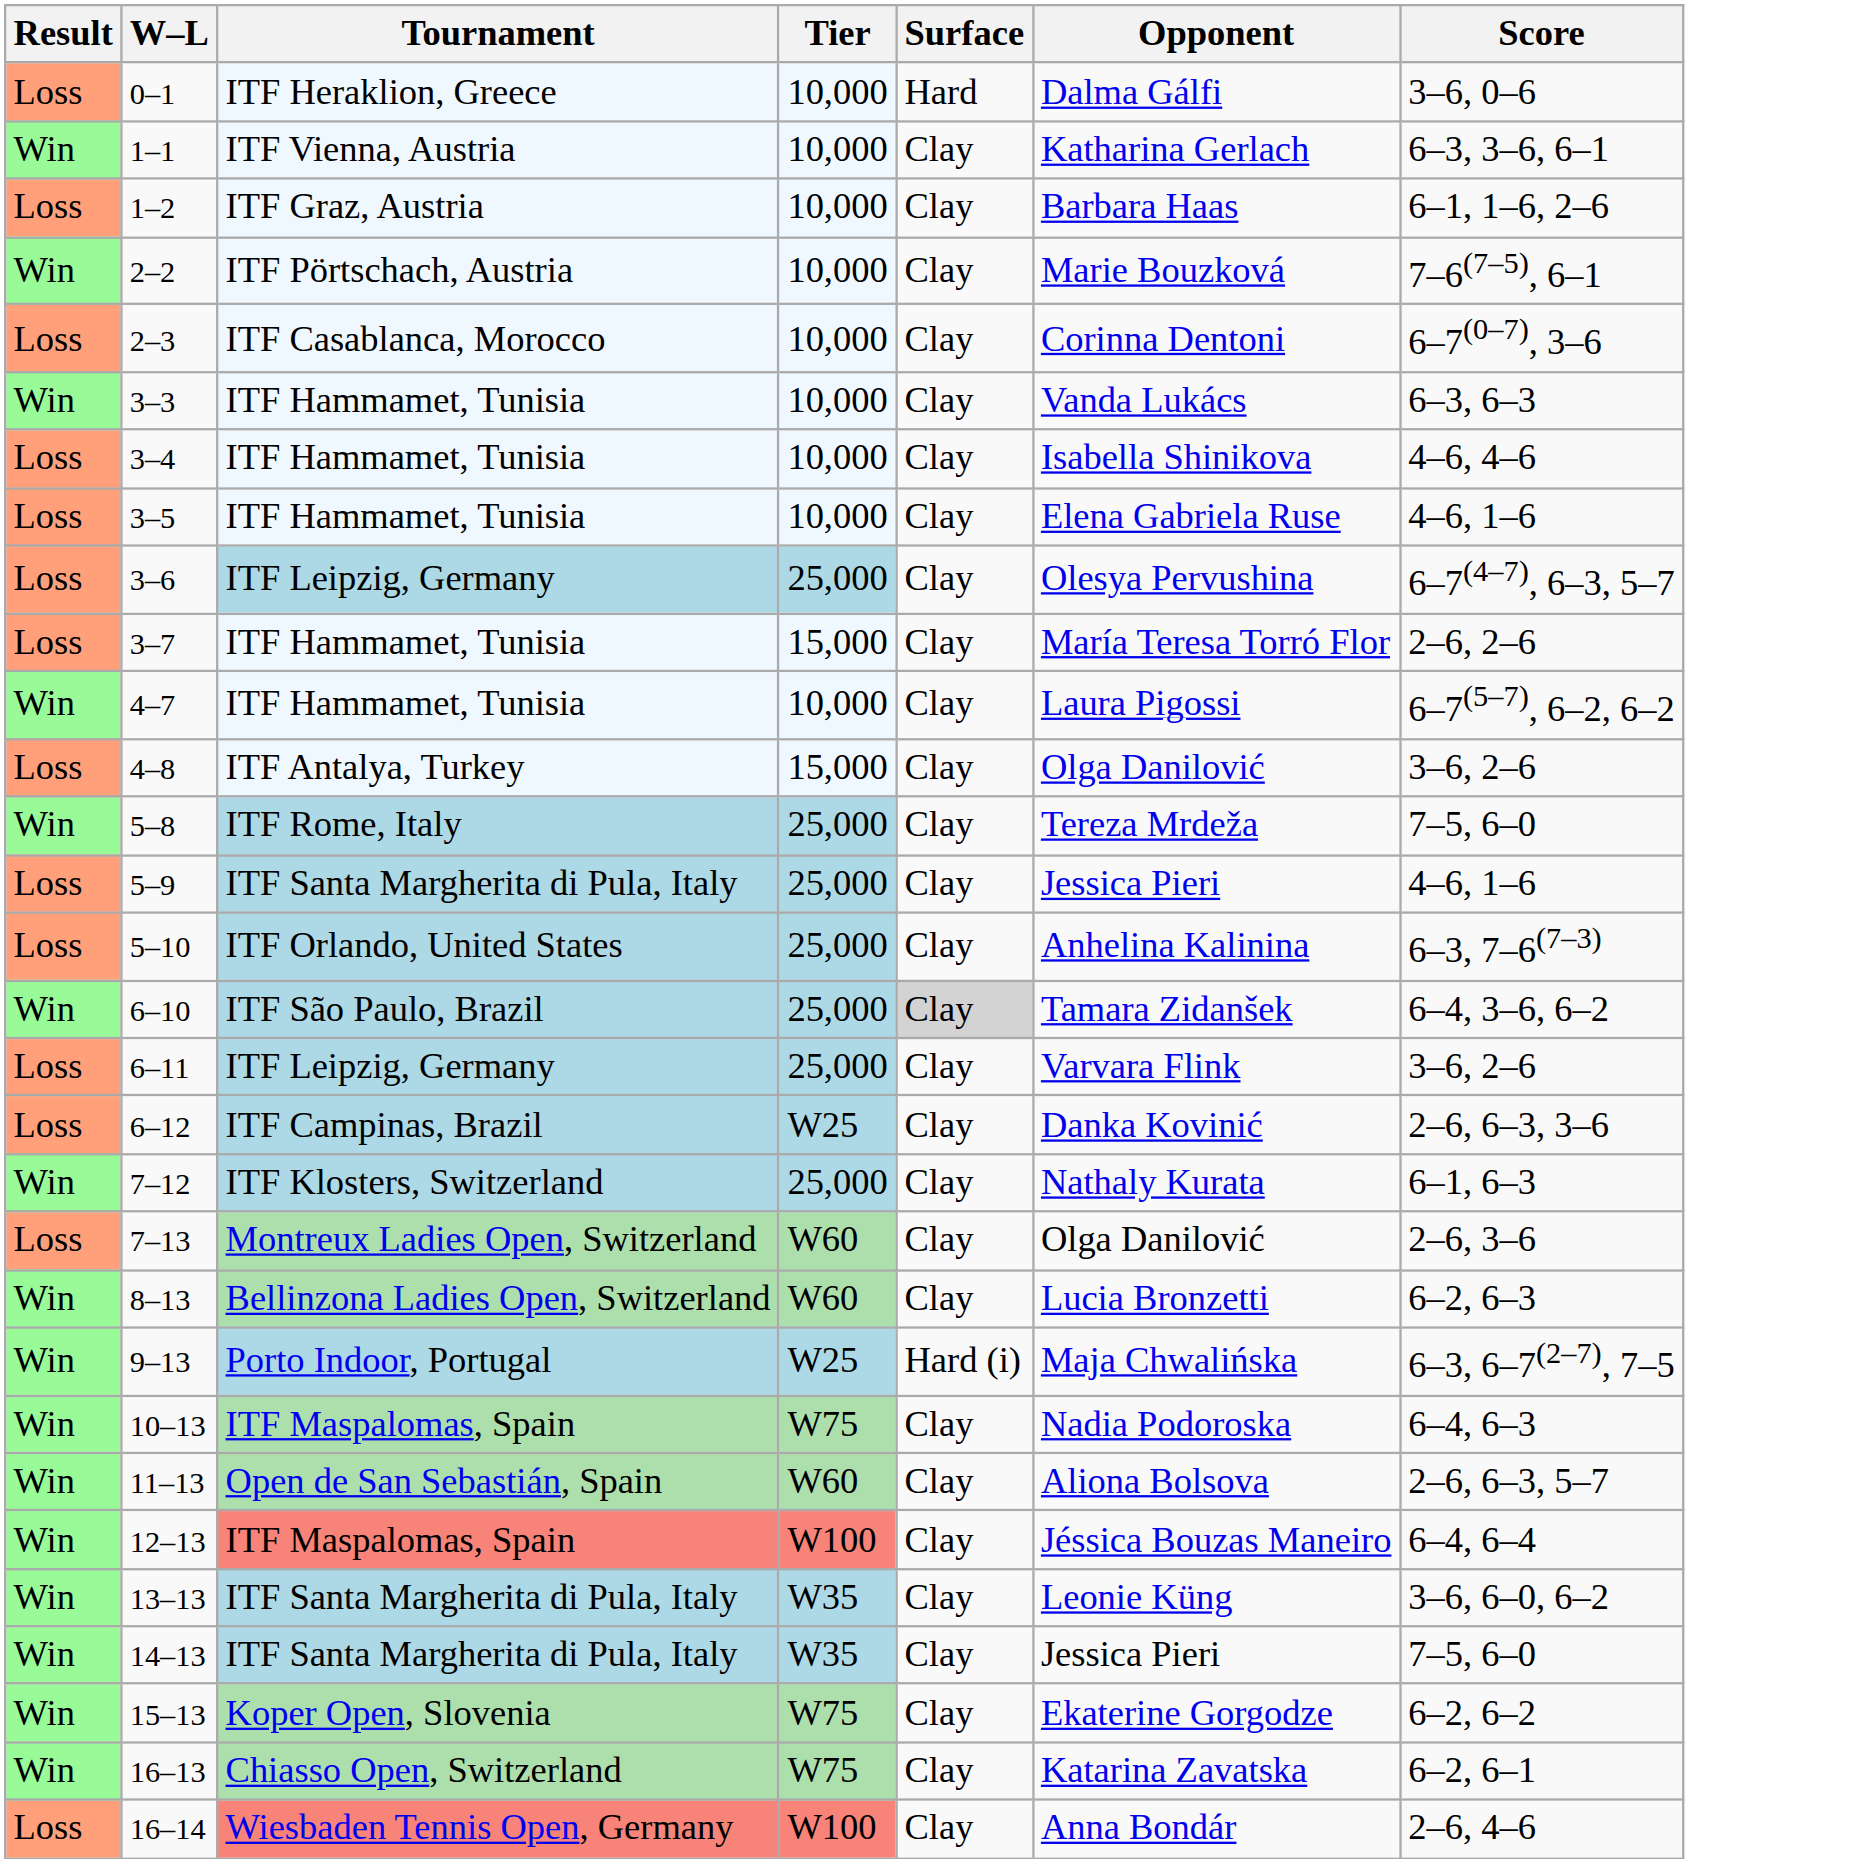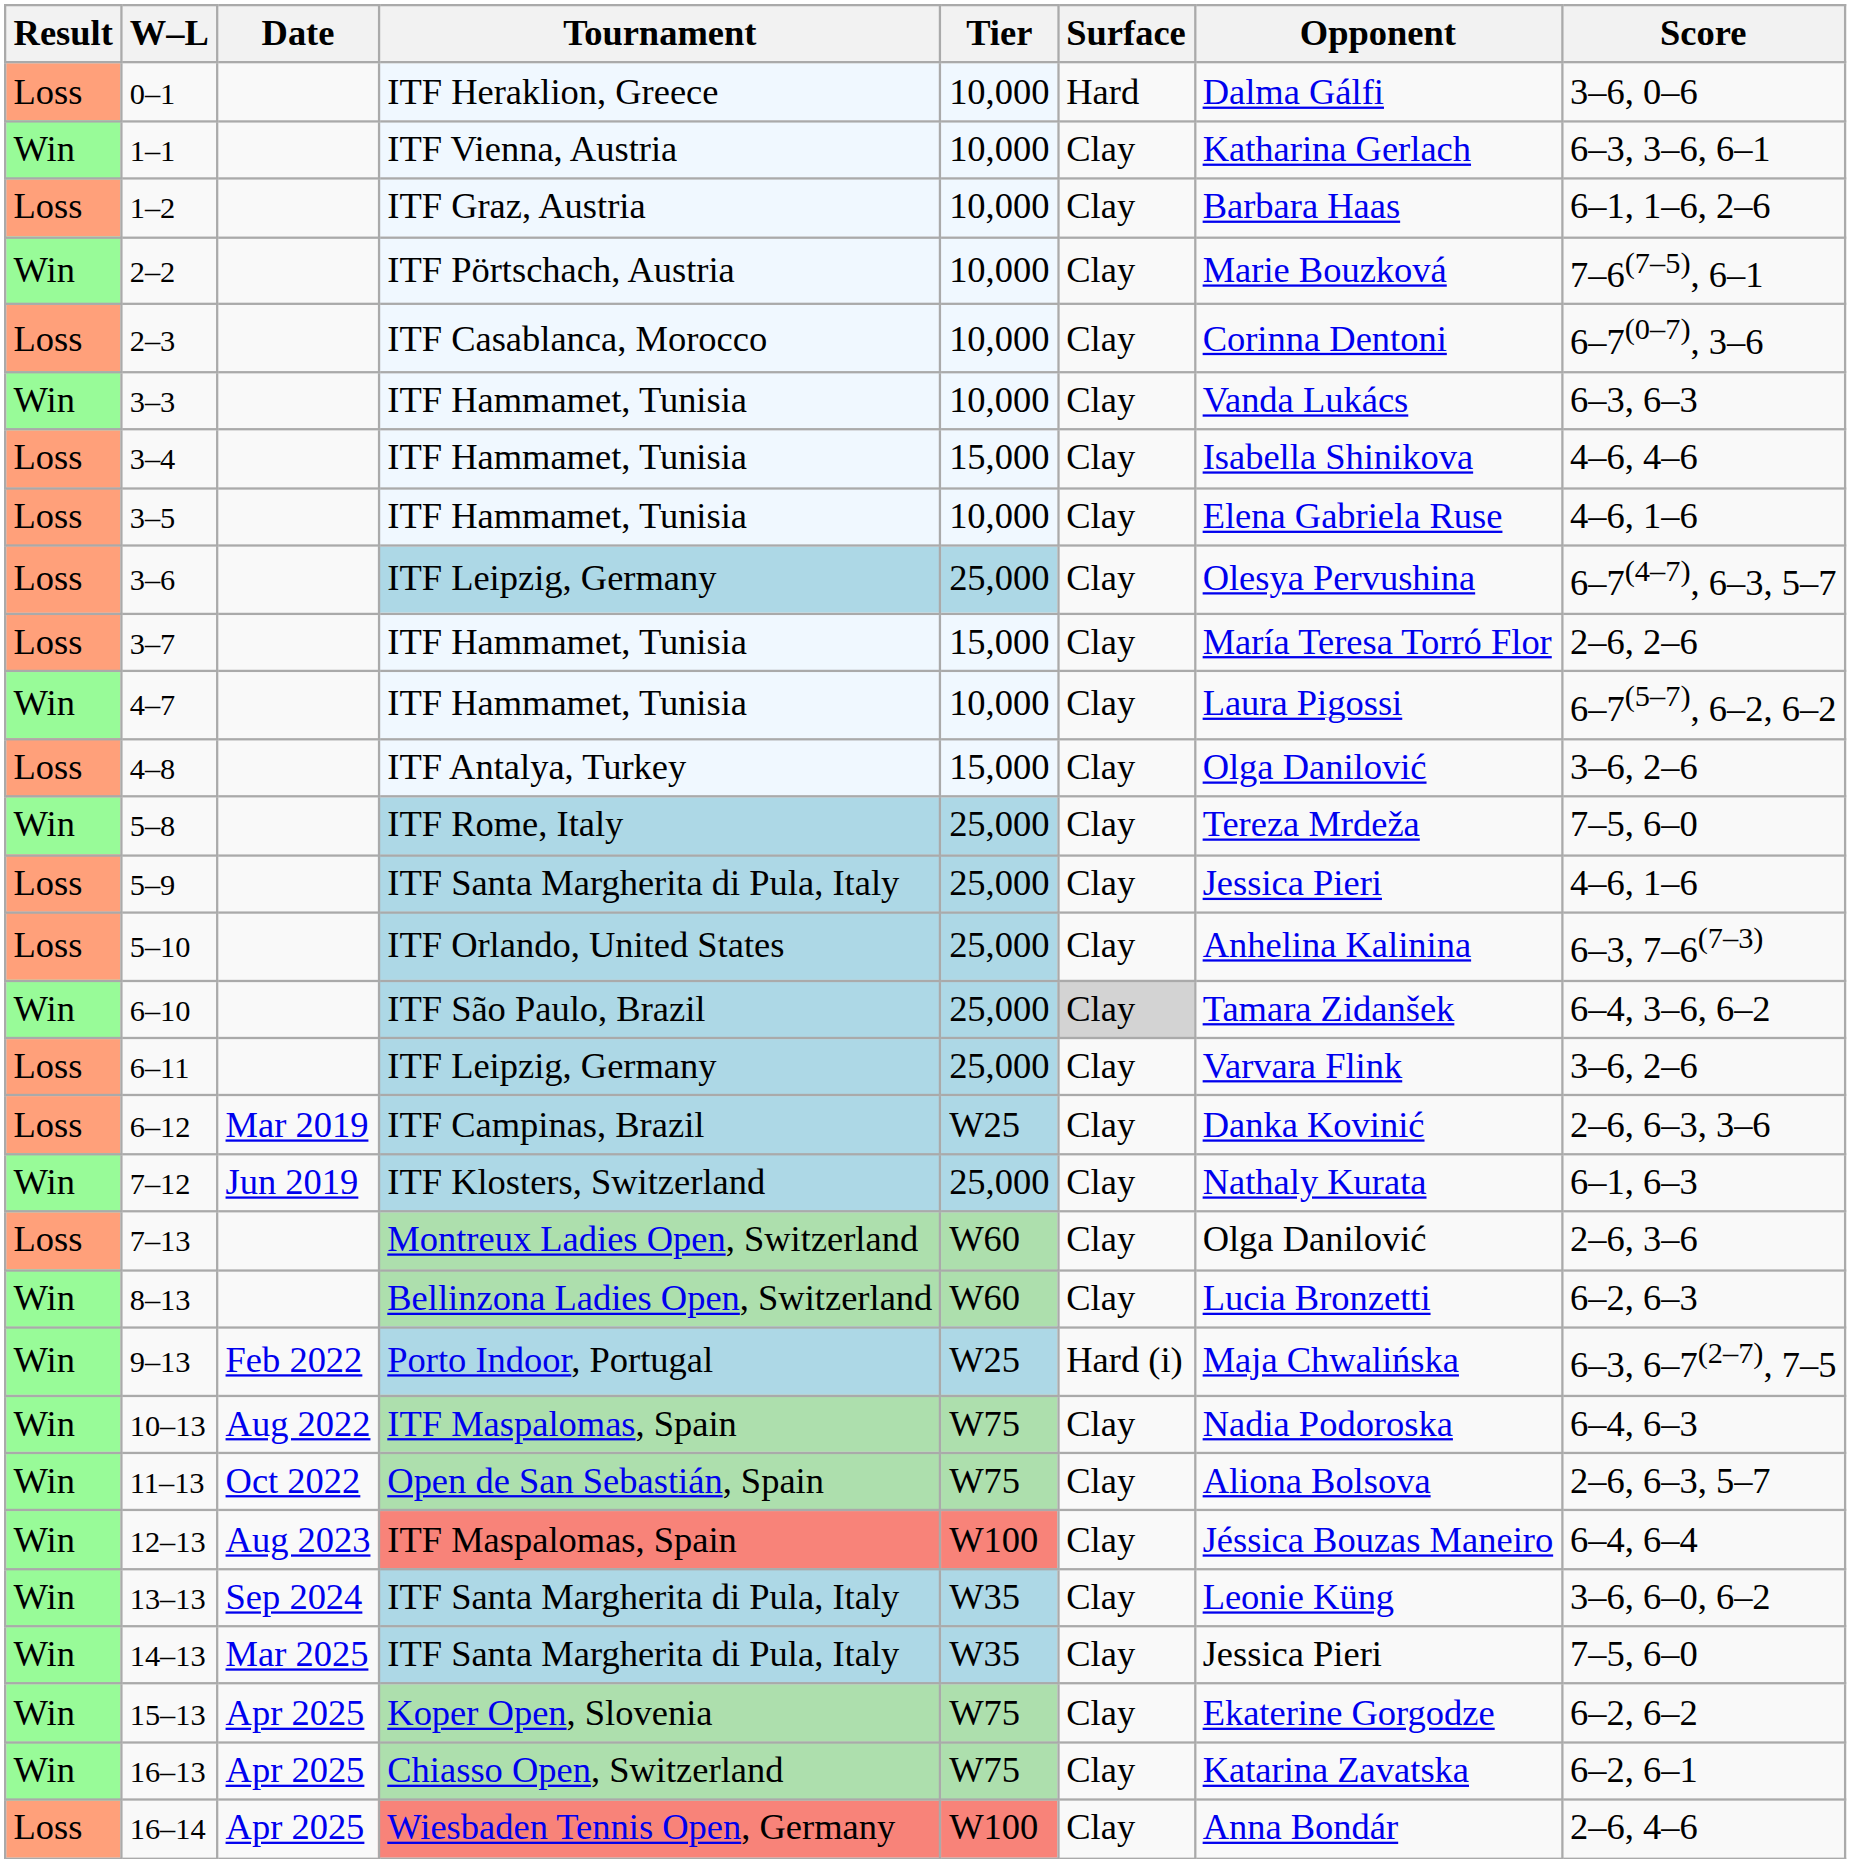+ column: (298, 33)
(838, 458) 10,000 -> (999, 458) 15,000
(823, 1481) W60 -> (985, 1481) W75
